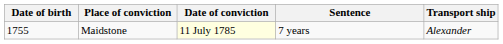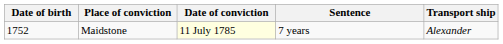(18, 30) 1755 -> (18, 30) 1752
